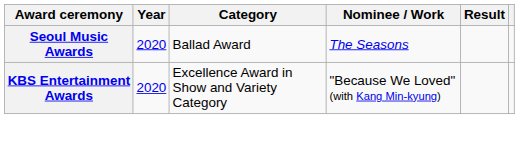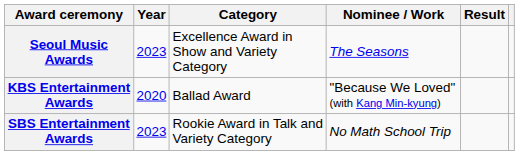(151, 44) 2020 -> (151, 51) 2023
(212, 44) Ballad Award -> (233, 51) Excellence Award in Show and Variety Category
(233, 88) Excellence Award in Show and Variety Category -> (212, 95) Ballad Award
+ row: (69, 132)
